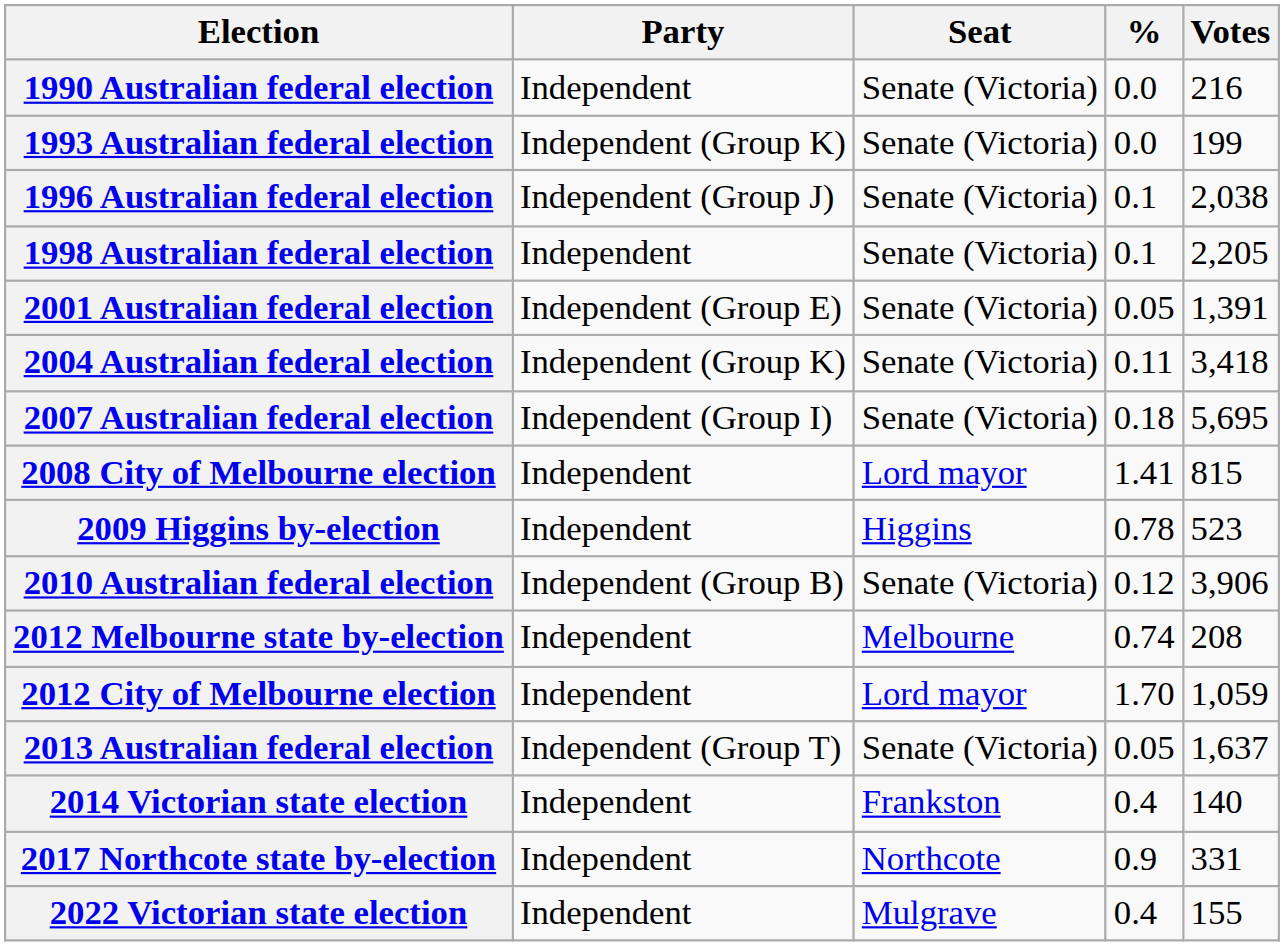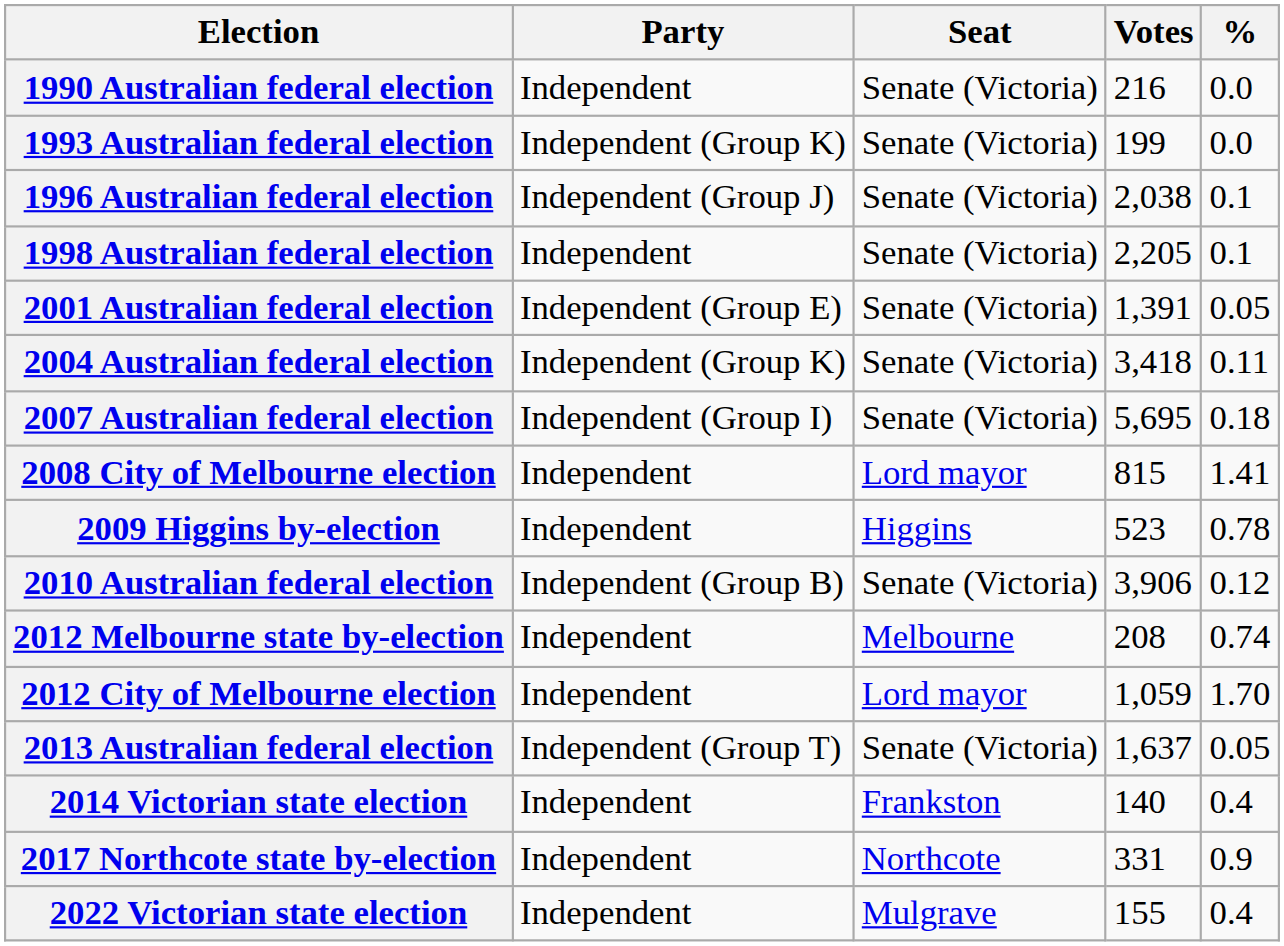columns swapped: (1230, 32) <-> (1144, 32)
